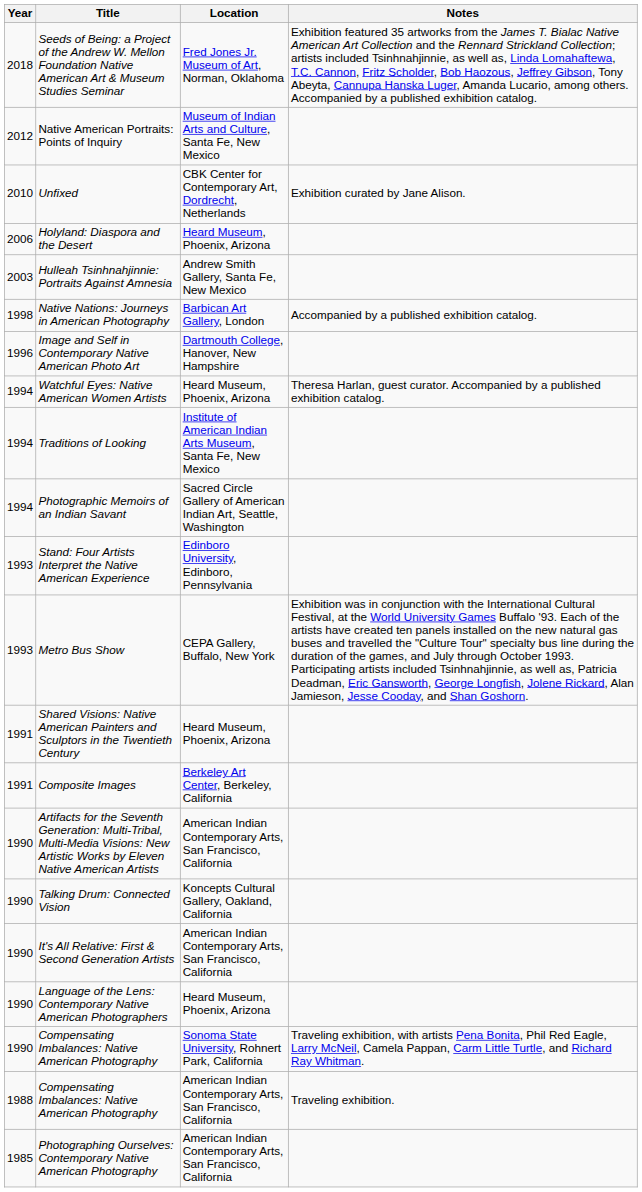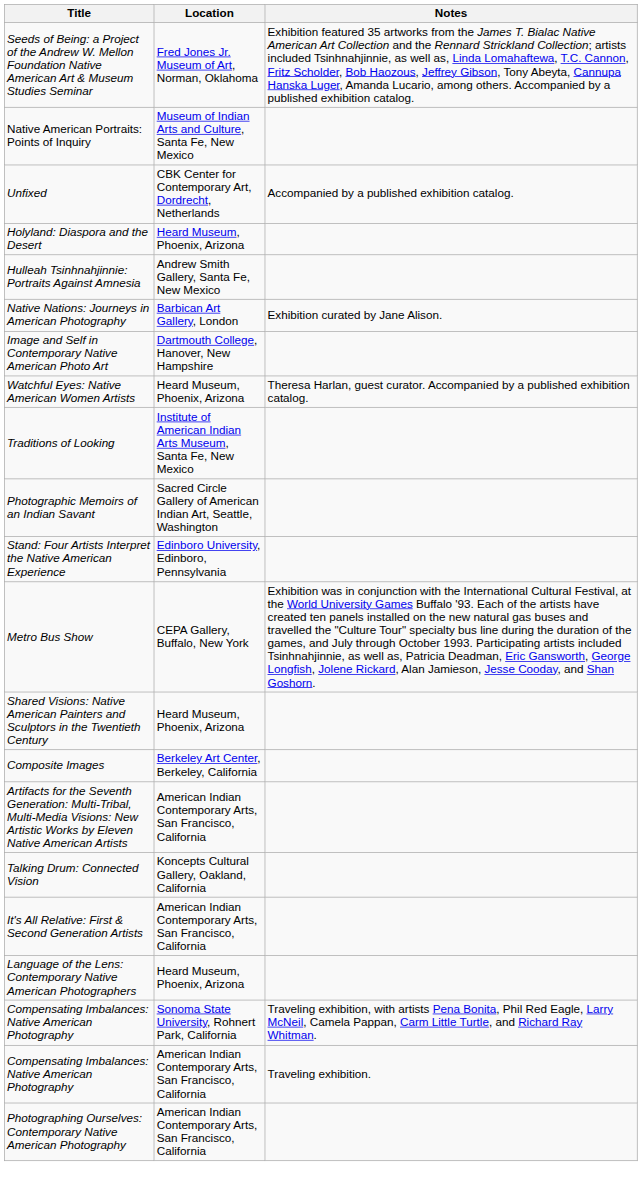- column: (20, 13)
(378, 194) Exhibition curated by Jane Alison. -> (391, 194) Accompanied by a published exhibition catalog.
(414, 315) Accompanied by a published exhibition catalog. -> (355, 315) Exhibition curated by Jane Alison.
